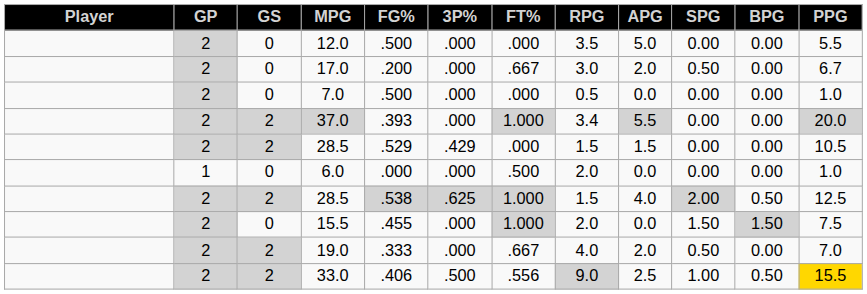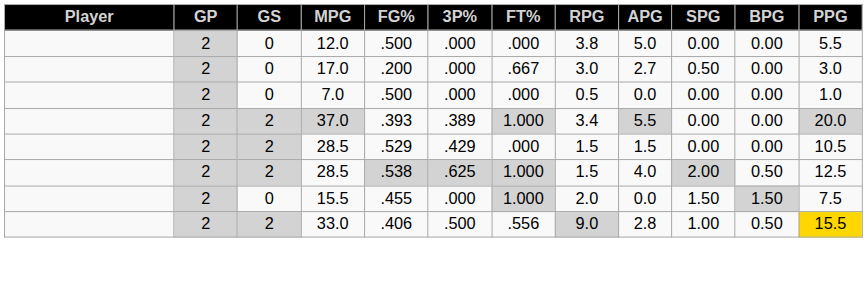(587, 43) 3.5 -> (587, 43) 3.8
(645, 69) 2.0 -> (645, 69) 2.7
(830, 69) 6.7 -> (830, 69) 3.0
(460, 120) .000 -> (460, 120) .389
- row: (206, 172)
- row: (206, 250)
(645, 276) 2.5 -> (645, 224) 2.8
